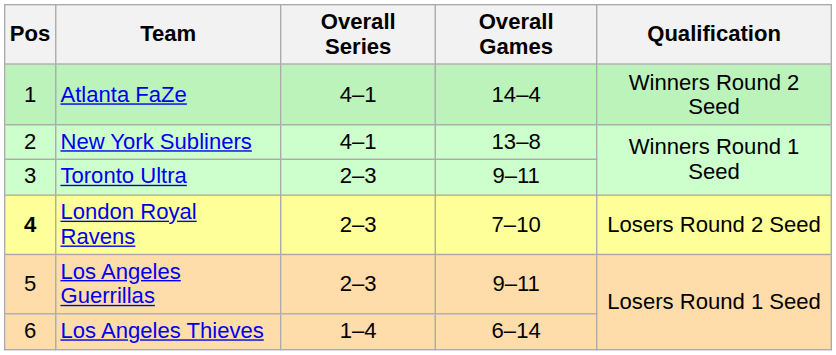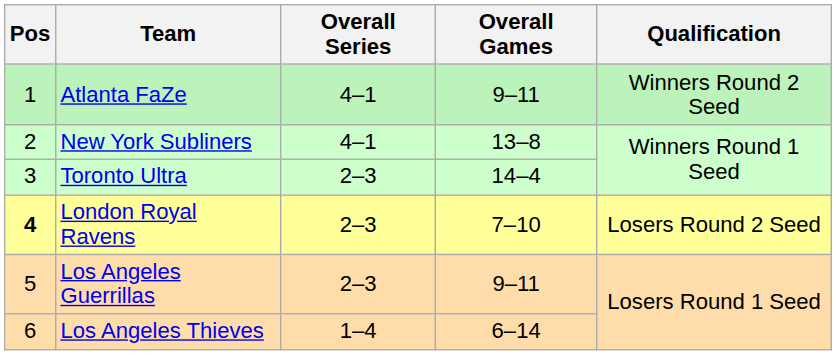(516, 94) 14–4 -> (516, 94) 9–11
(516, 176) 9–11 -> (516, 176) 14–4
